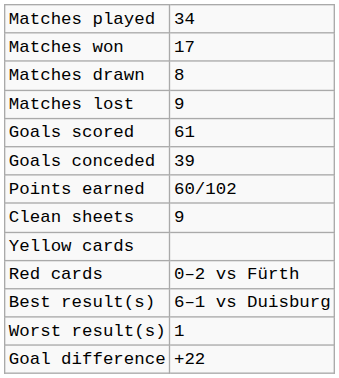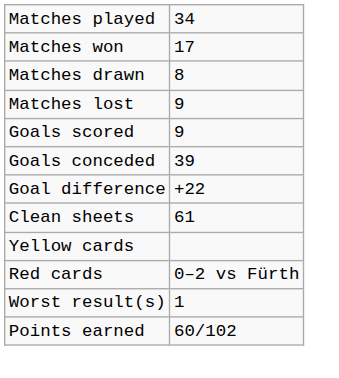(184, 132) 61 -> (179, 132) 9
rows swapped: (87, 360) <-> (77, 189)
(179, 218) 9 -> (184, 218) 61
- row: (82, 303)
